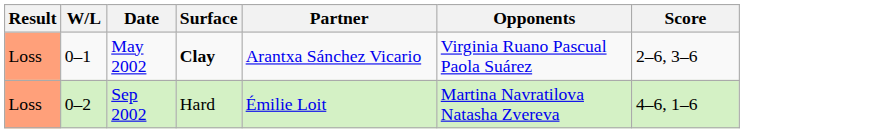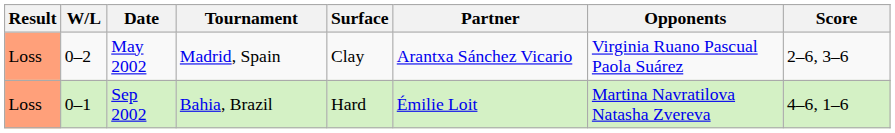+ column: (251, 18)
(78, 56) 0–1 -> (78, 56) 0–2
(197, 56) bold -> (348, 56) normal
(78, 103) 0–2 -> (78, 103) 0–1
